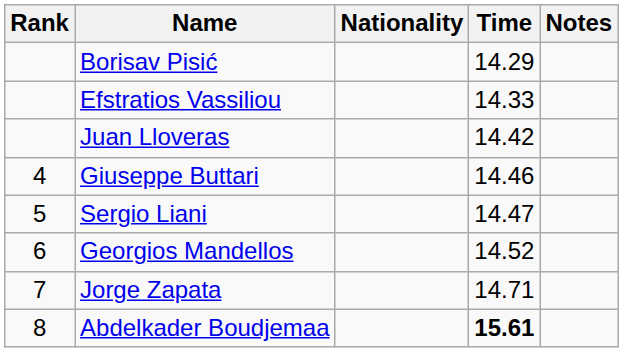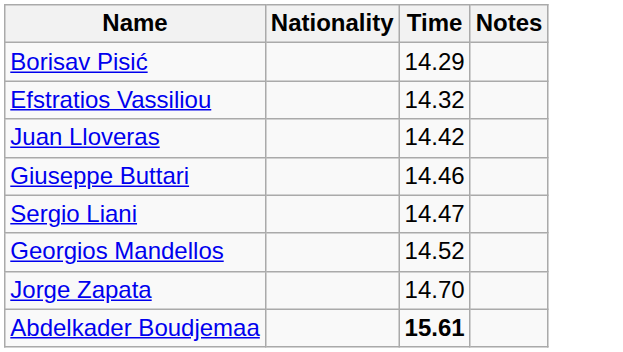- column: (40, 23)
(504, 99) 14.33 -> (435, 99) 14.32
(504, 289) 14.71 -> (435, 289) 14.70
